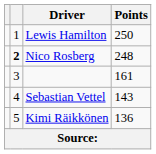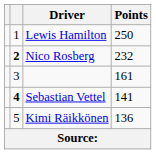(124, 55) 248 -> (124, 55) 232
(16, 96) normal -> (16, 96) bold
(124, 96) 143 -> (124, 96) 141
